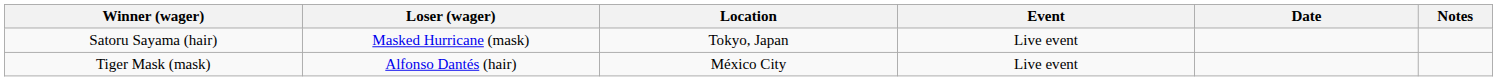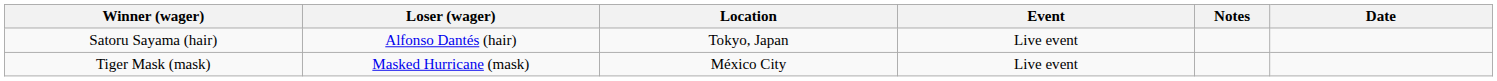columns swapped: (1306, 16) <-> (1455, 16)
(451, 40) Masked Hurricane (mask) -> (451, 40) Alfonso Dantés (hair)
(451, 64) Alfonso Dantés (hair) -> (451, 64) Masked Hurricane (mask)
